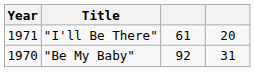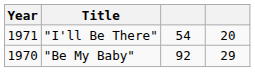(183, 35) 61 -> (183, 35) 54
(228, 56) 31 -> (228, 56) 29
